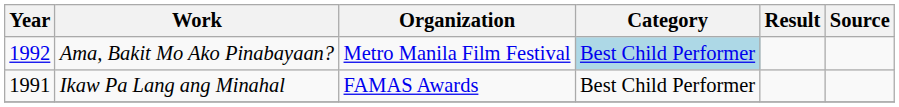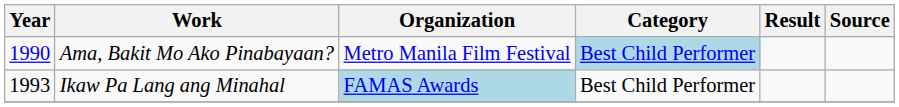(30, 53) 1992 -> (30, 53) 1990
(30, 85) 1991 -> (30, 85) 1993
(411, 85) no background -> (411, 85) lightblue background
